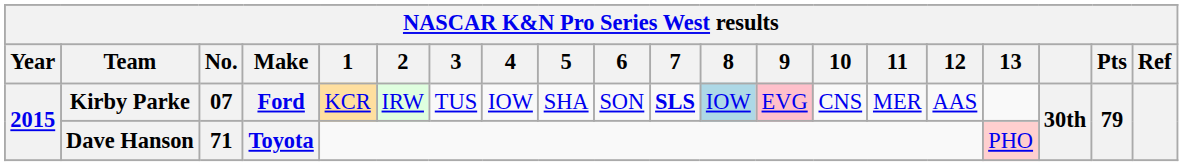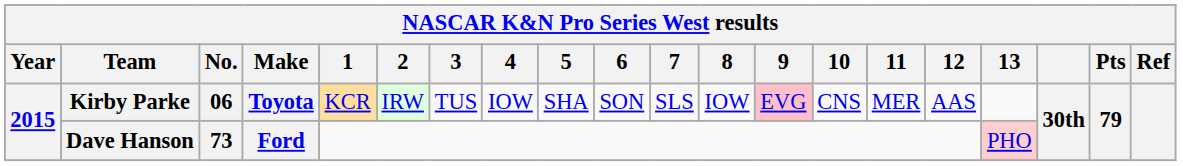(221, 101) 07 -> (221, 101) 06
(281, 101) Ford -> (281, 101) Toyota
(675, 101) bold -> (674, 101) normal
(728, 101) lightblue background -> (727, 101) no background
(221, 140) 71 -> (221, 140) 73
(281, 140) Toyota -> (281, 140) Ford
